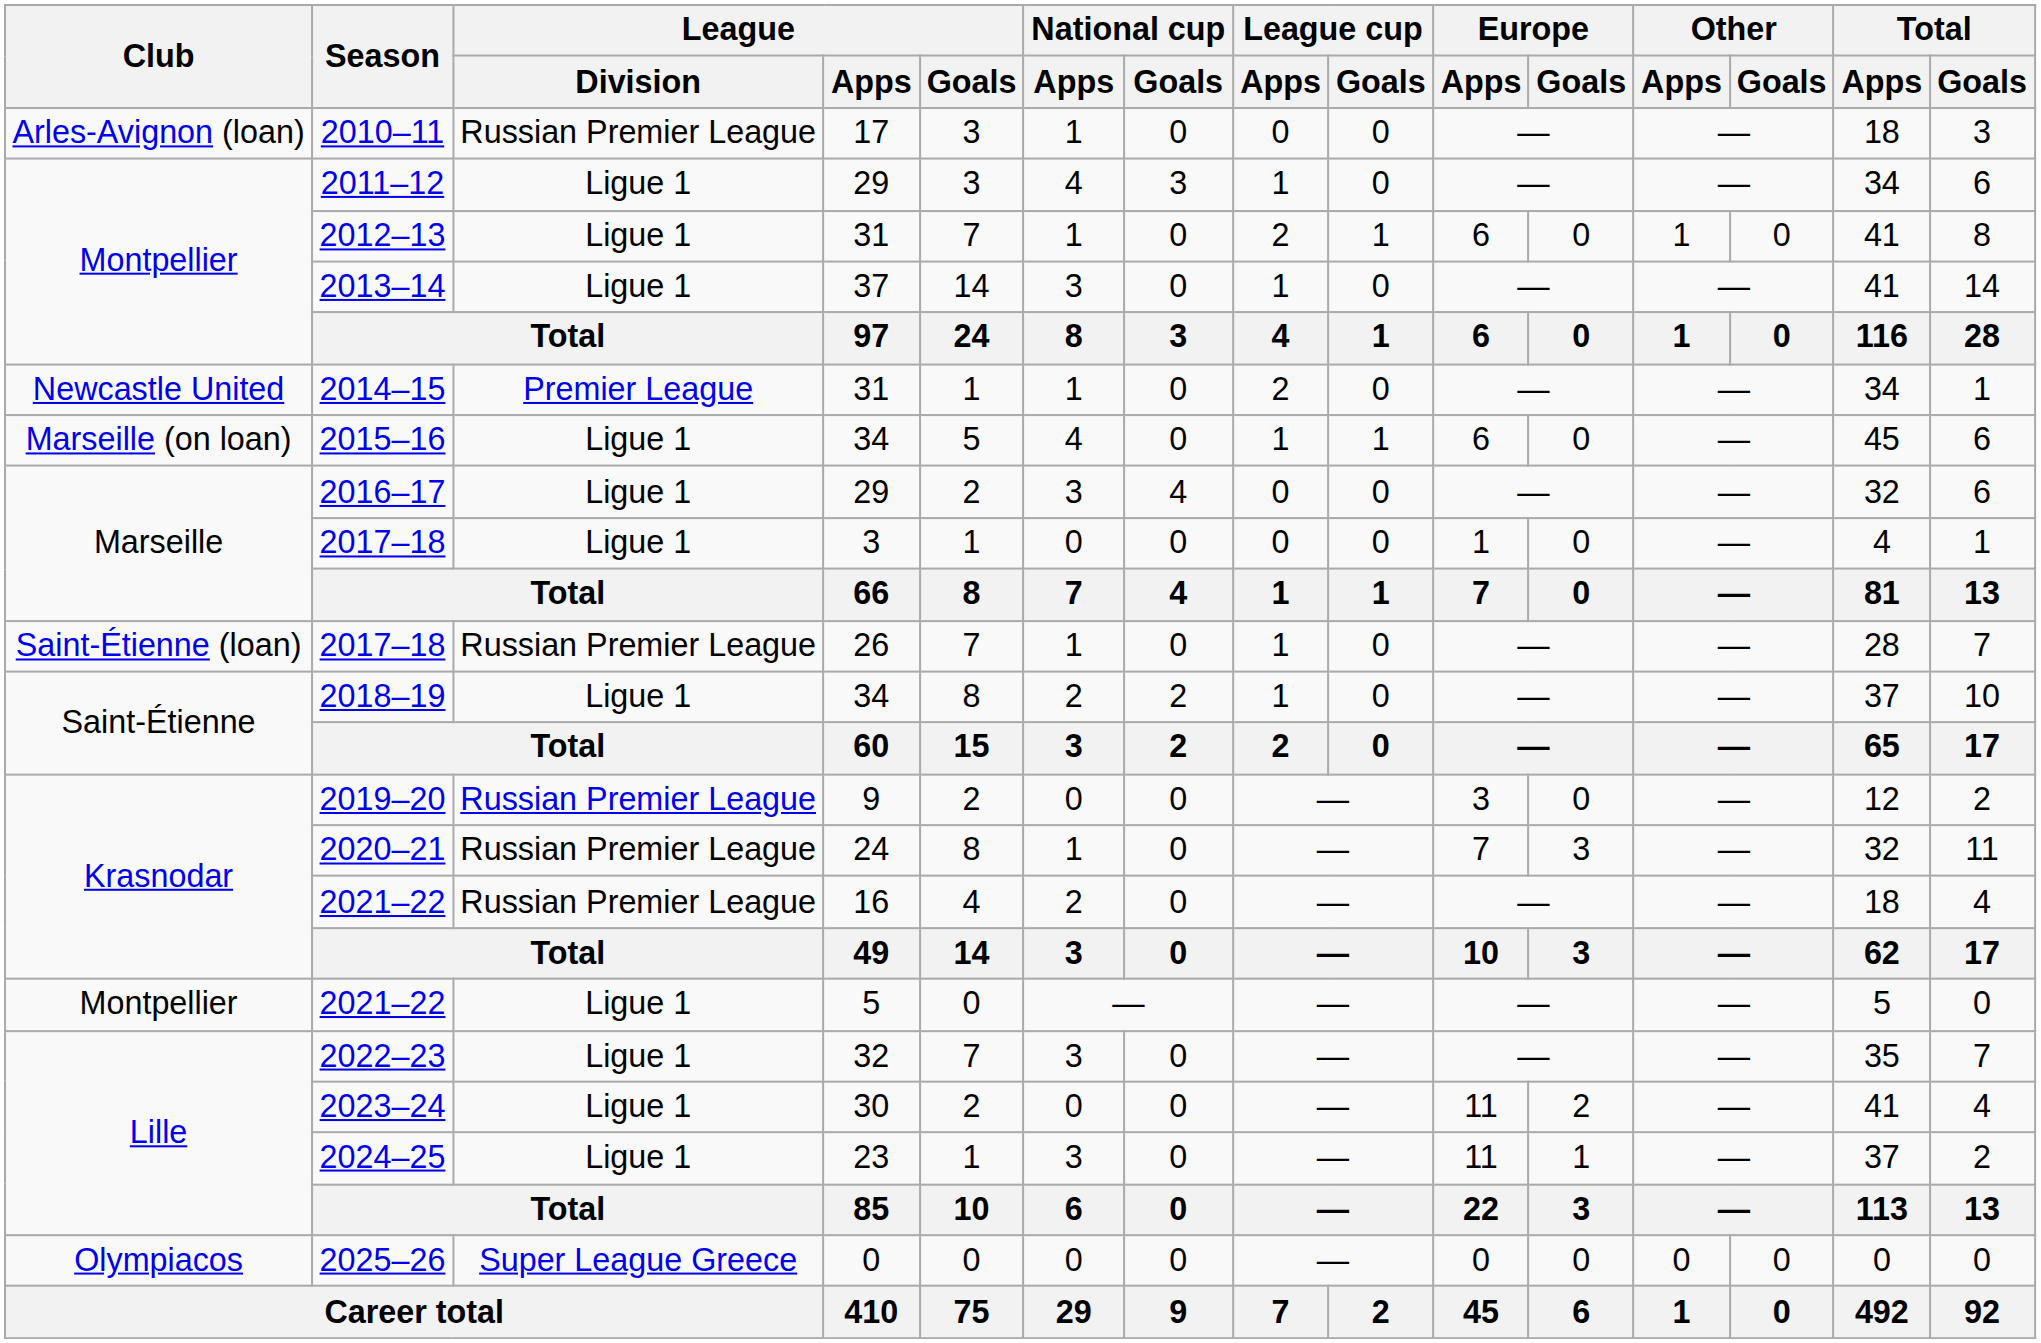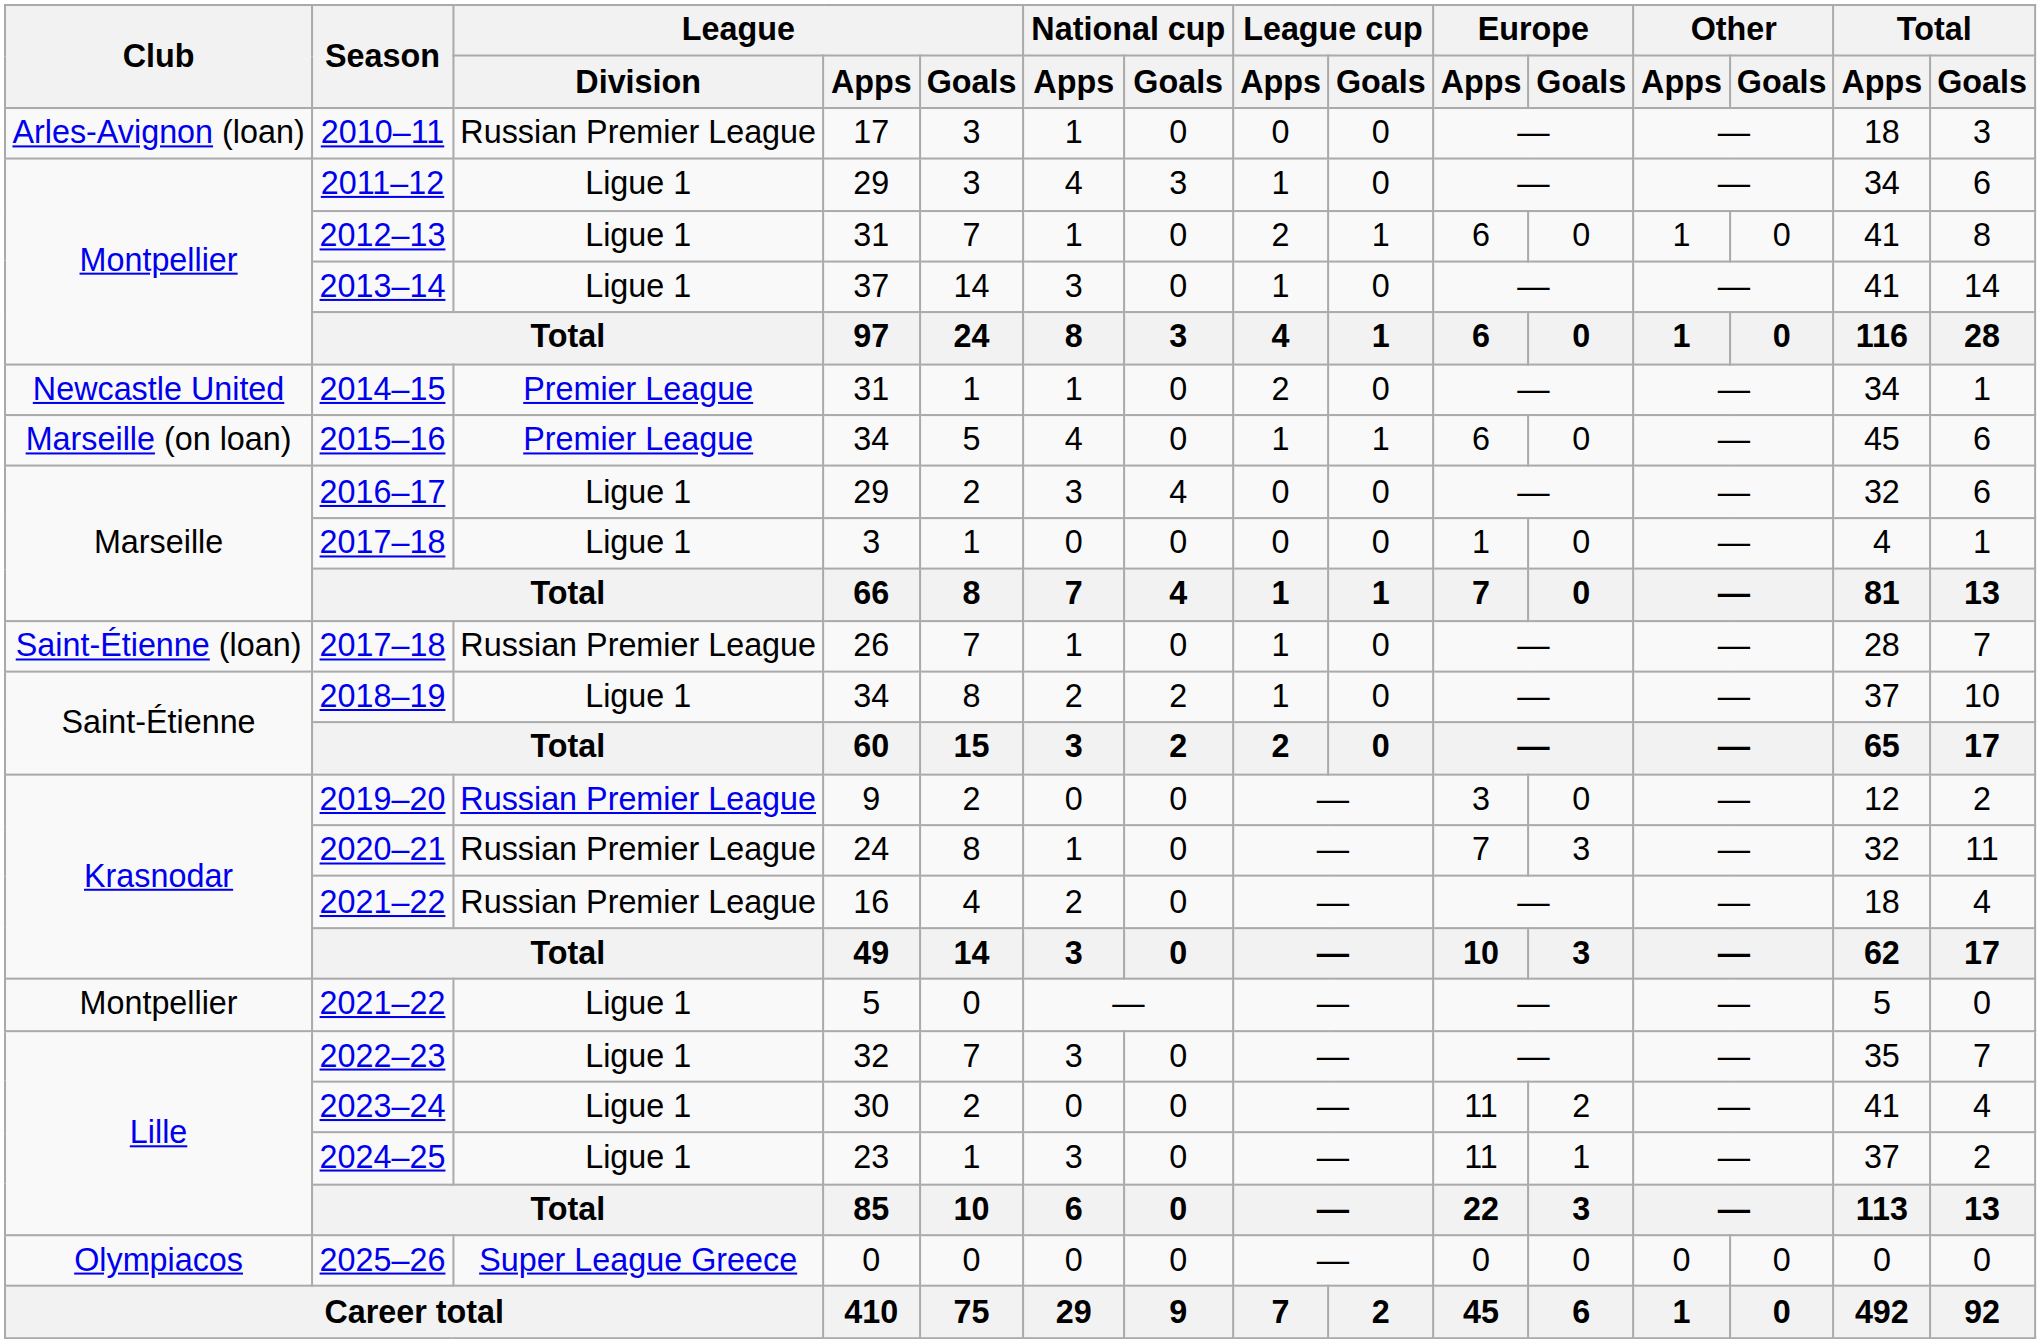(638, 440) Ligue 1 -> (638, 440) Premier League
